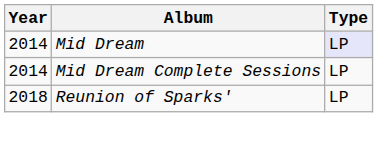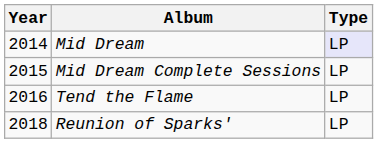(28, 71) 2014 -> (28, 71) 2015
+ row: (124, 98)
